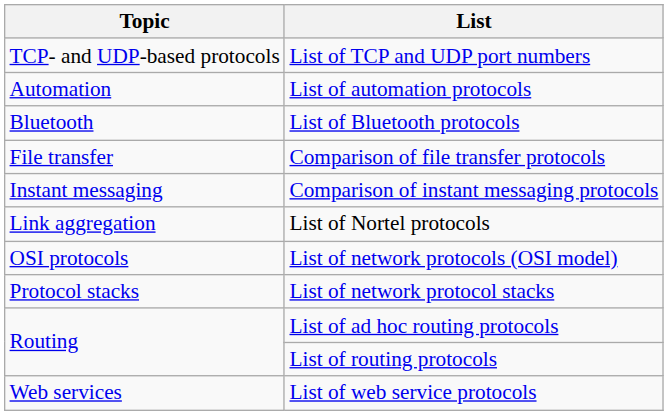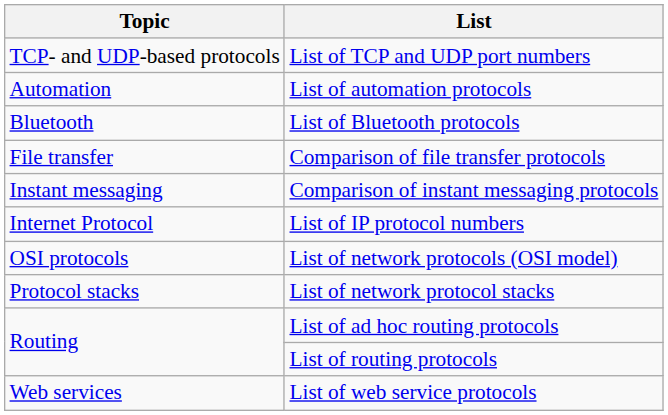+ row: (407, 223)
- row: (390, 223)
